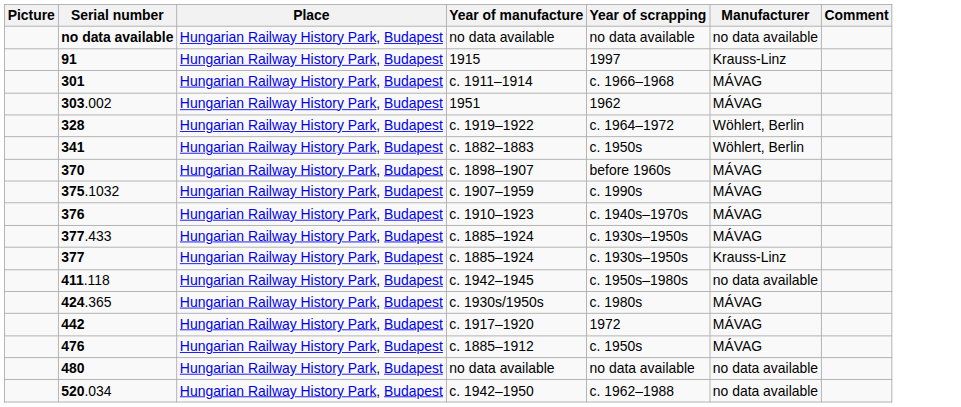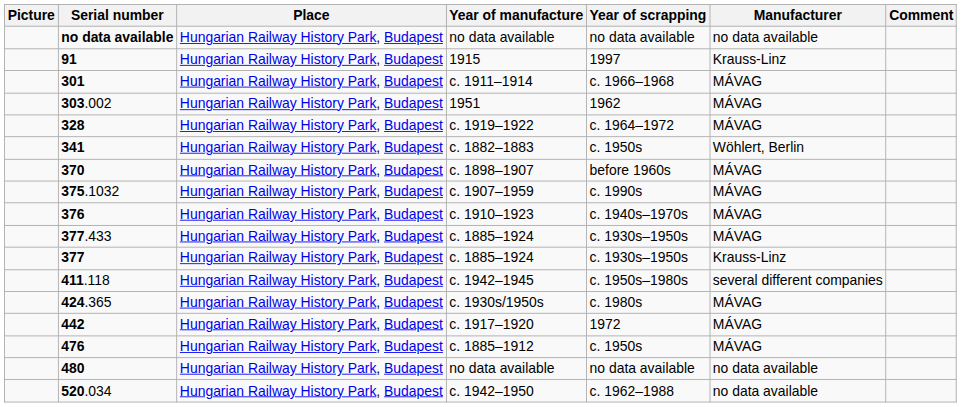(758, 125) Wöhlert, Berlin -> (737, 125) MÁVAG
(765, 280) no data available -> (798, 280) several different companies
